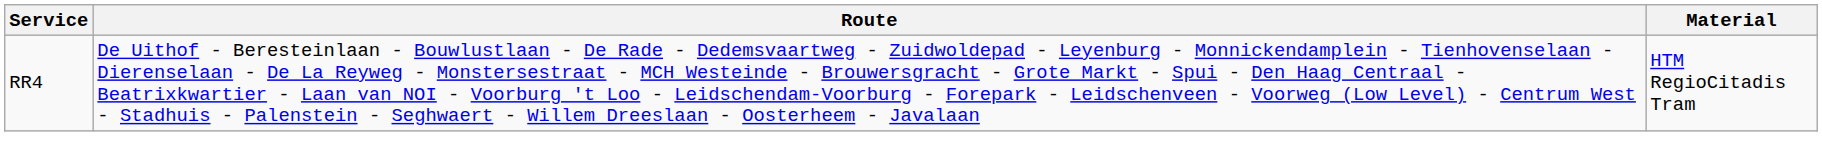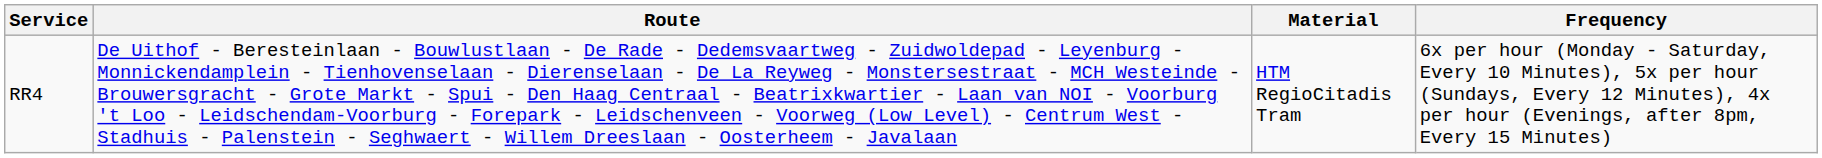+ column: (1616, 20)
